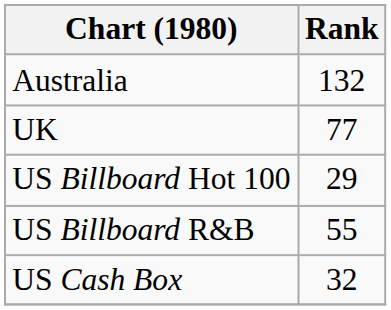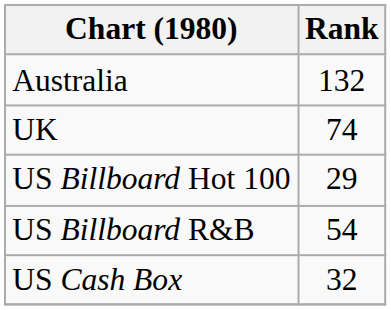(342, 129) 77 -> (342, 129) 74
(342, 229) 55 -> (342, 229) 54
